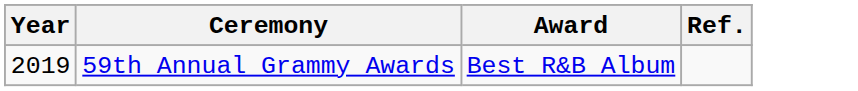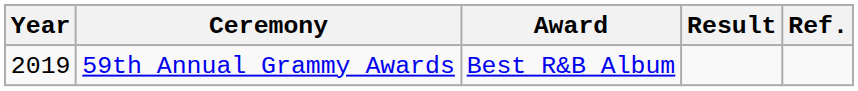+ column: (732, 25)
